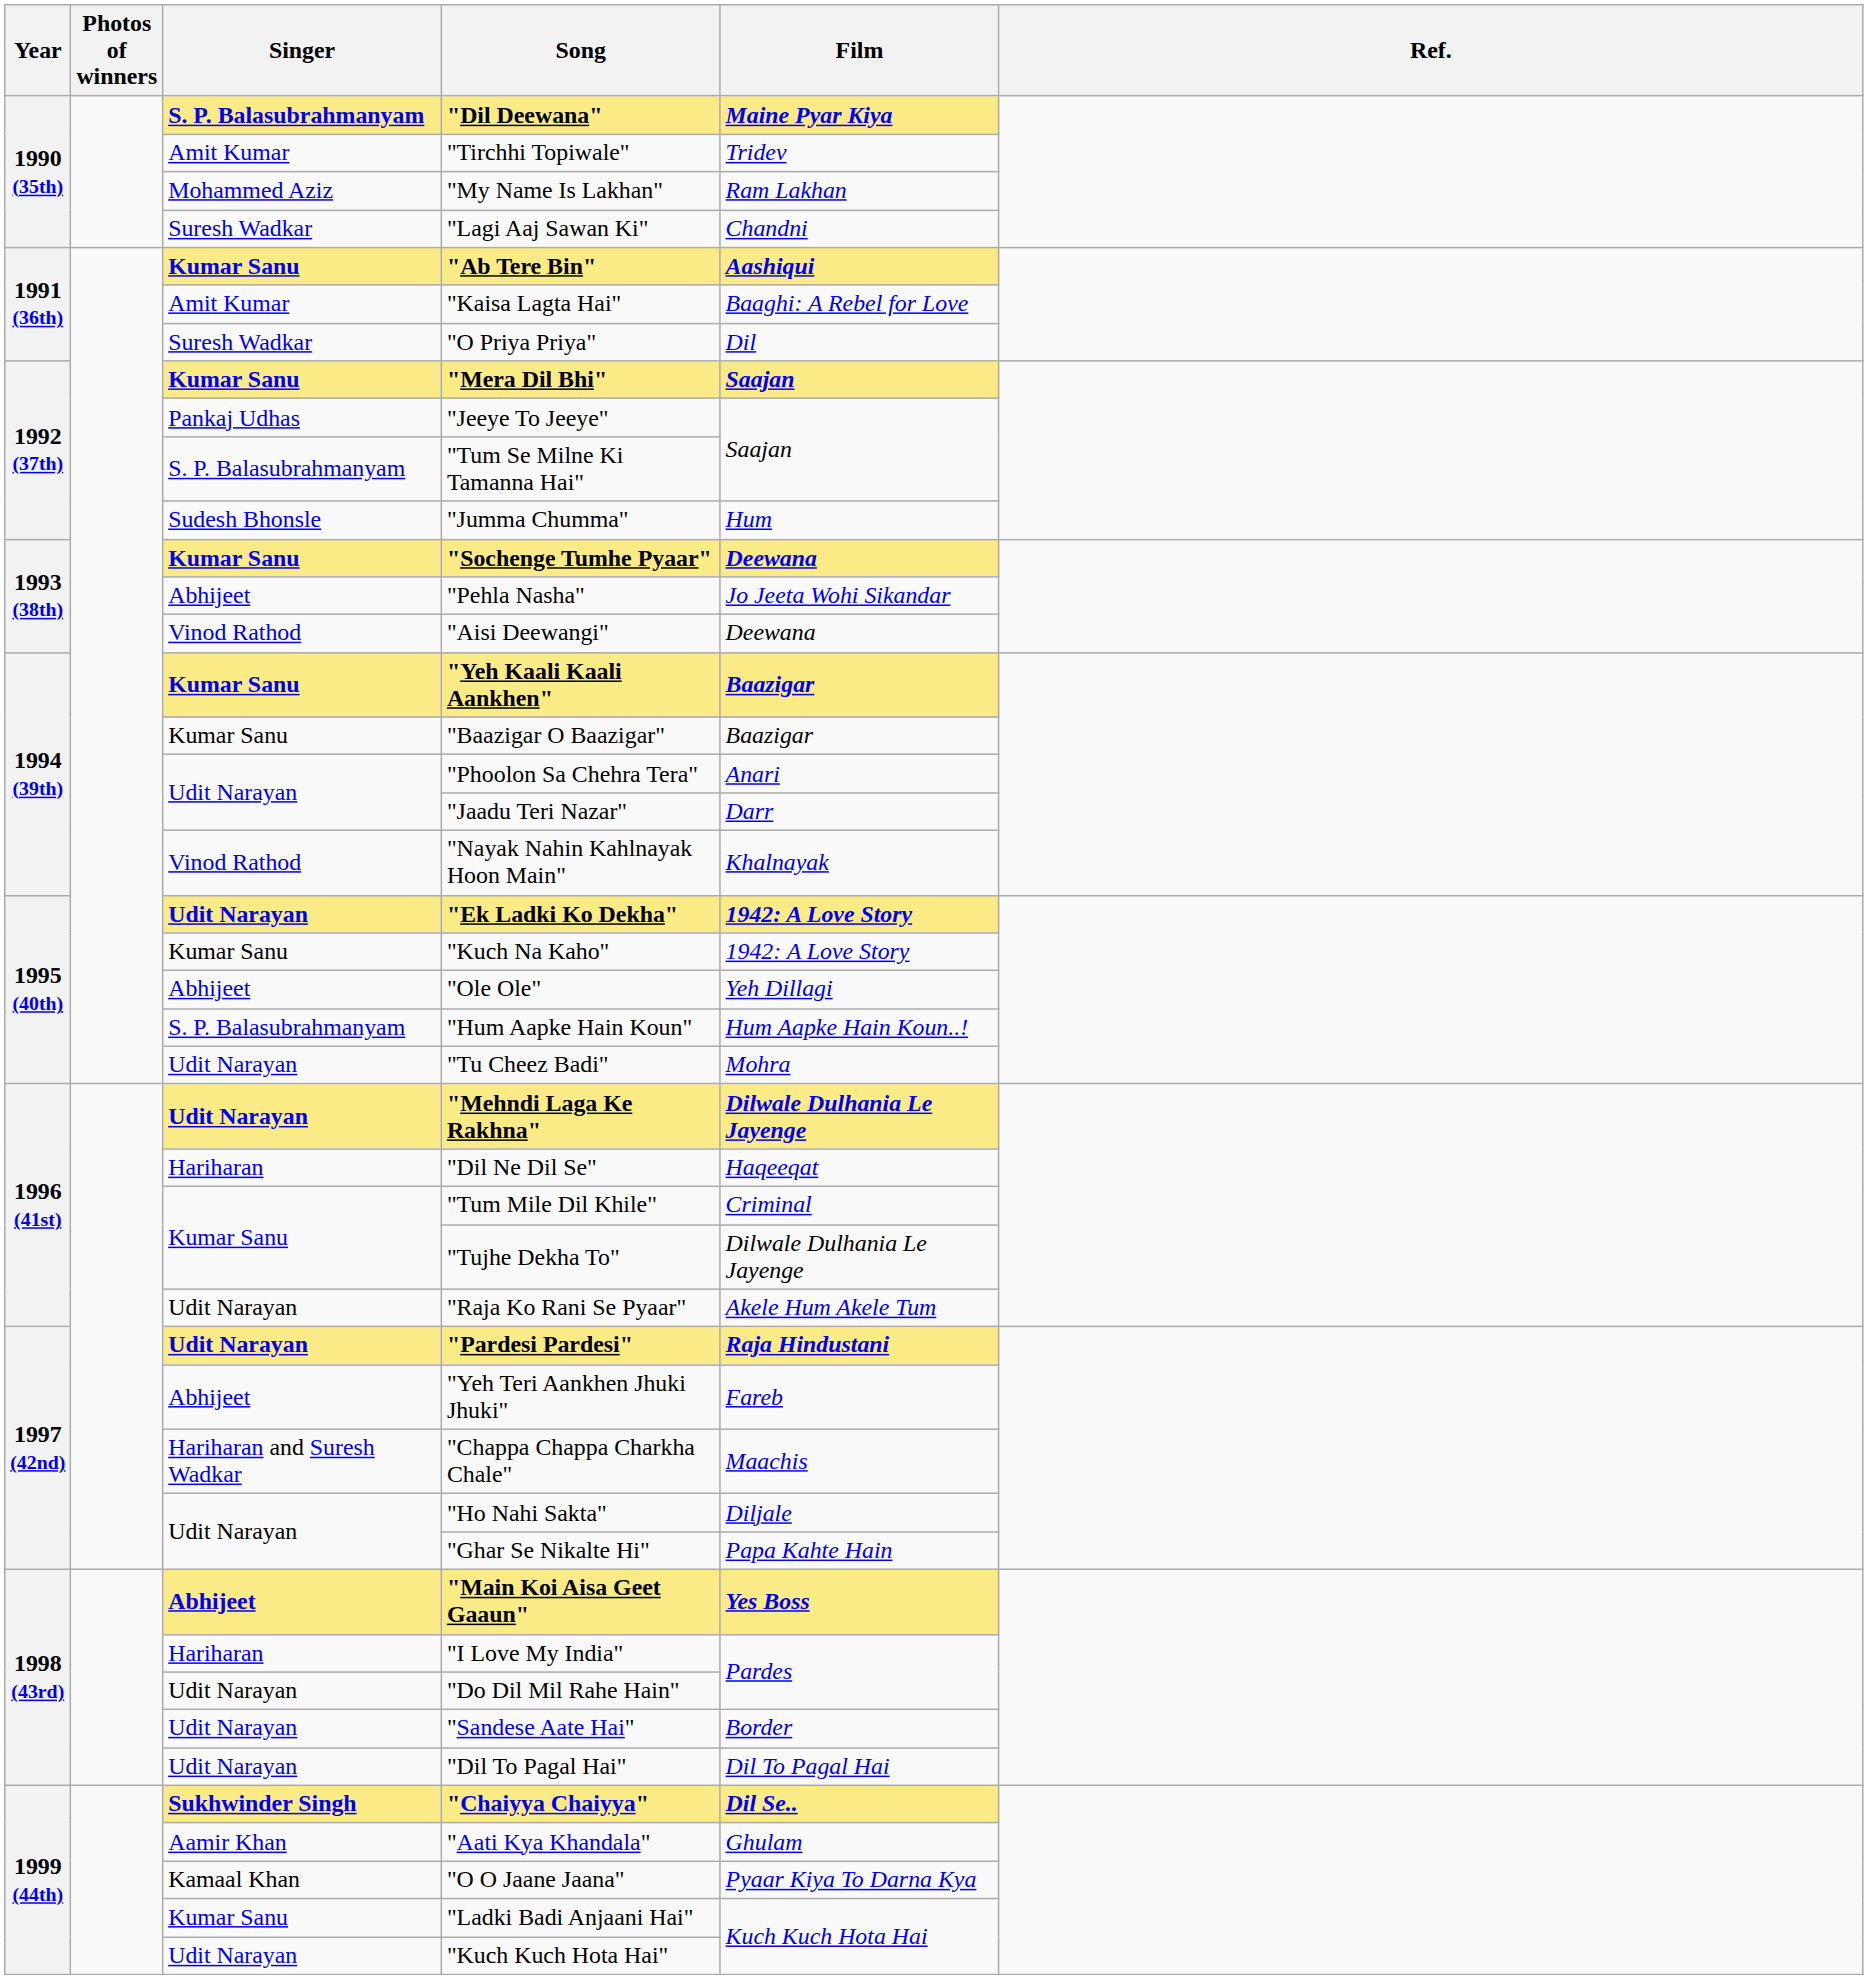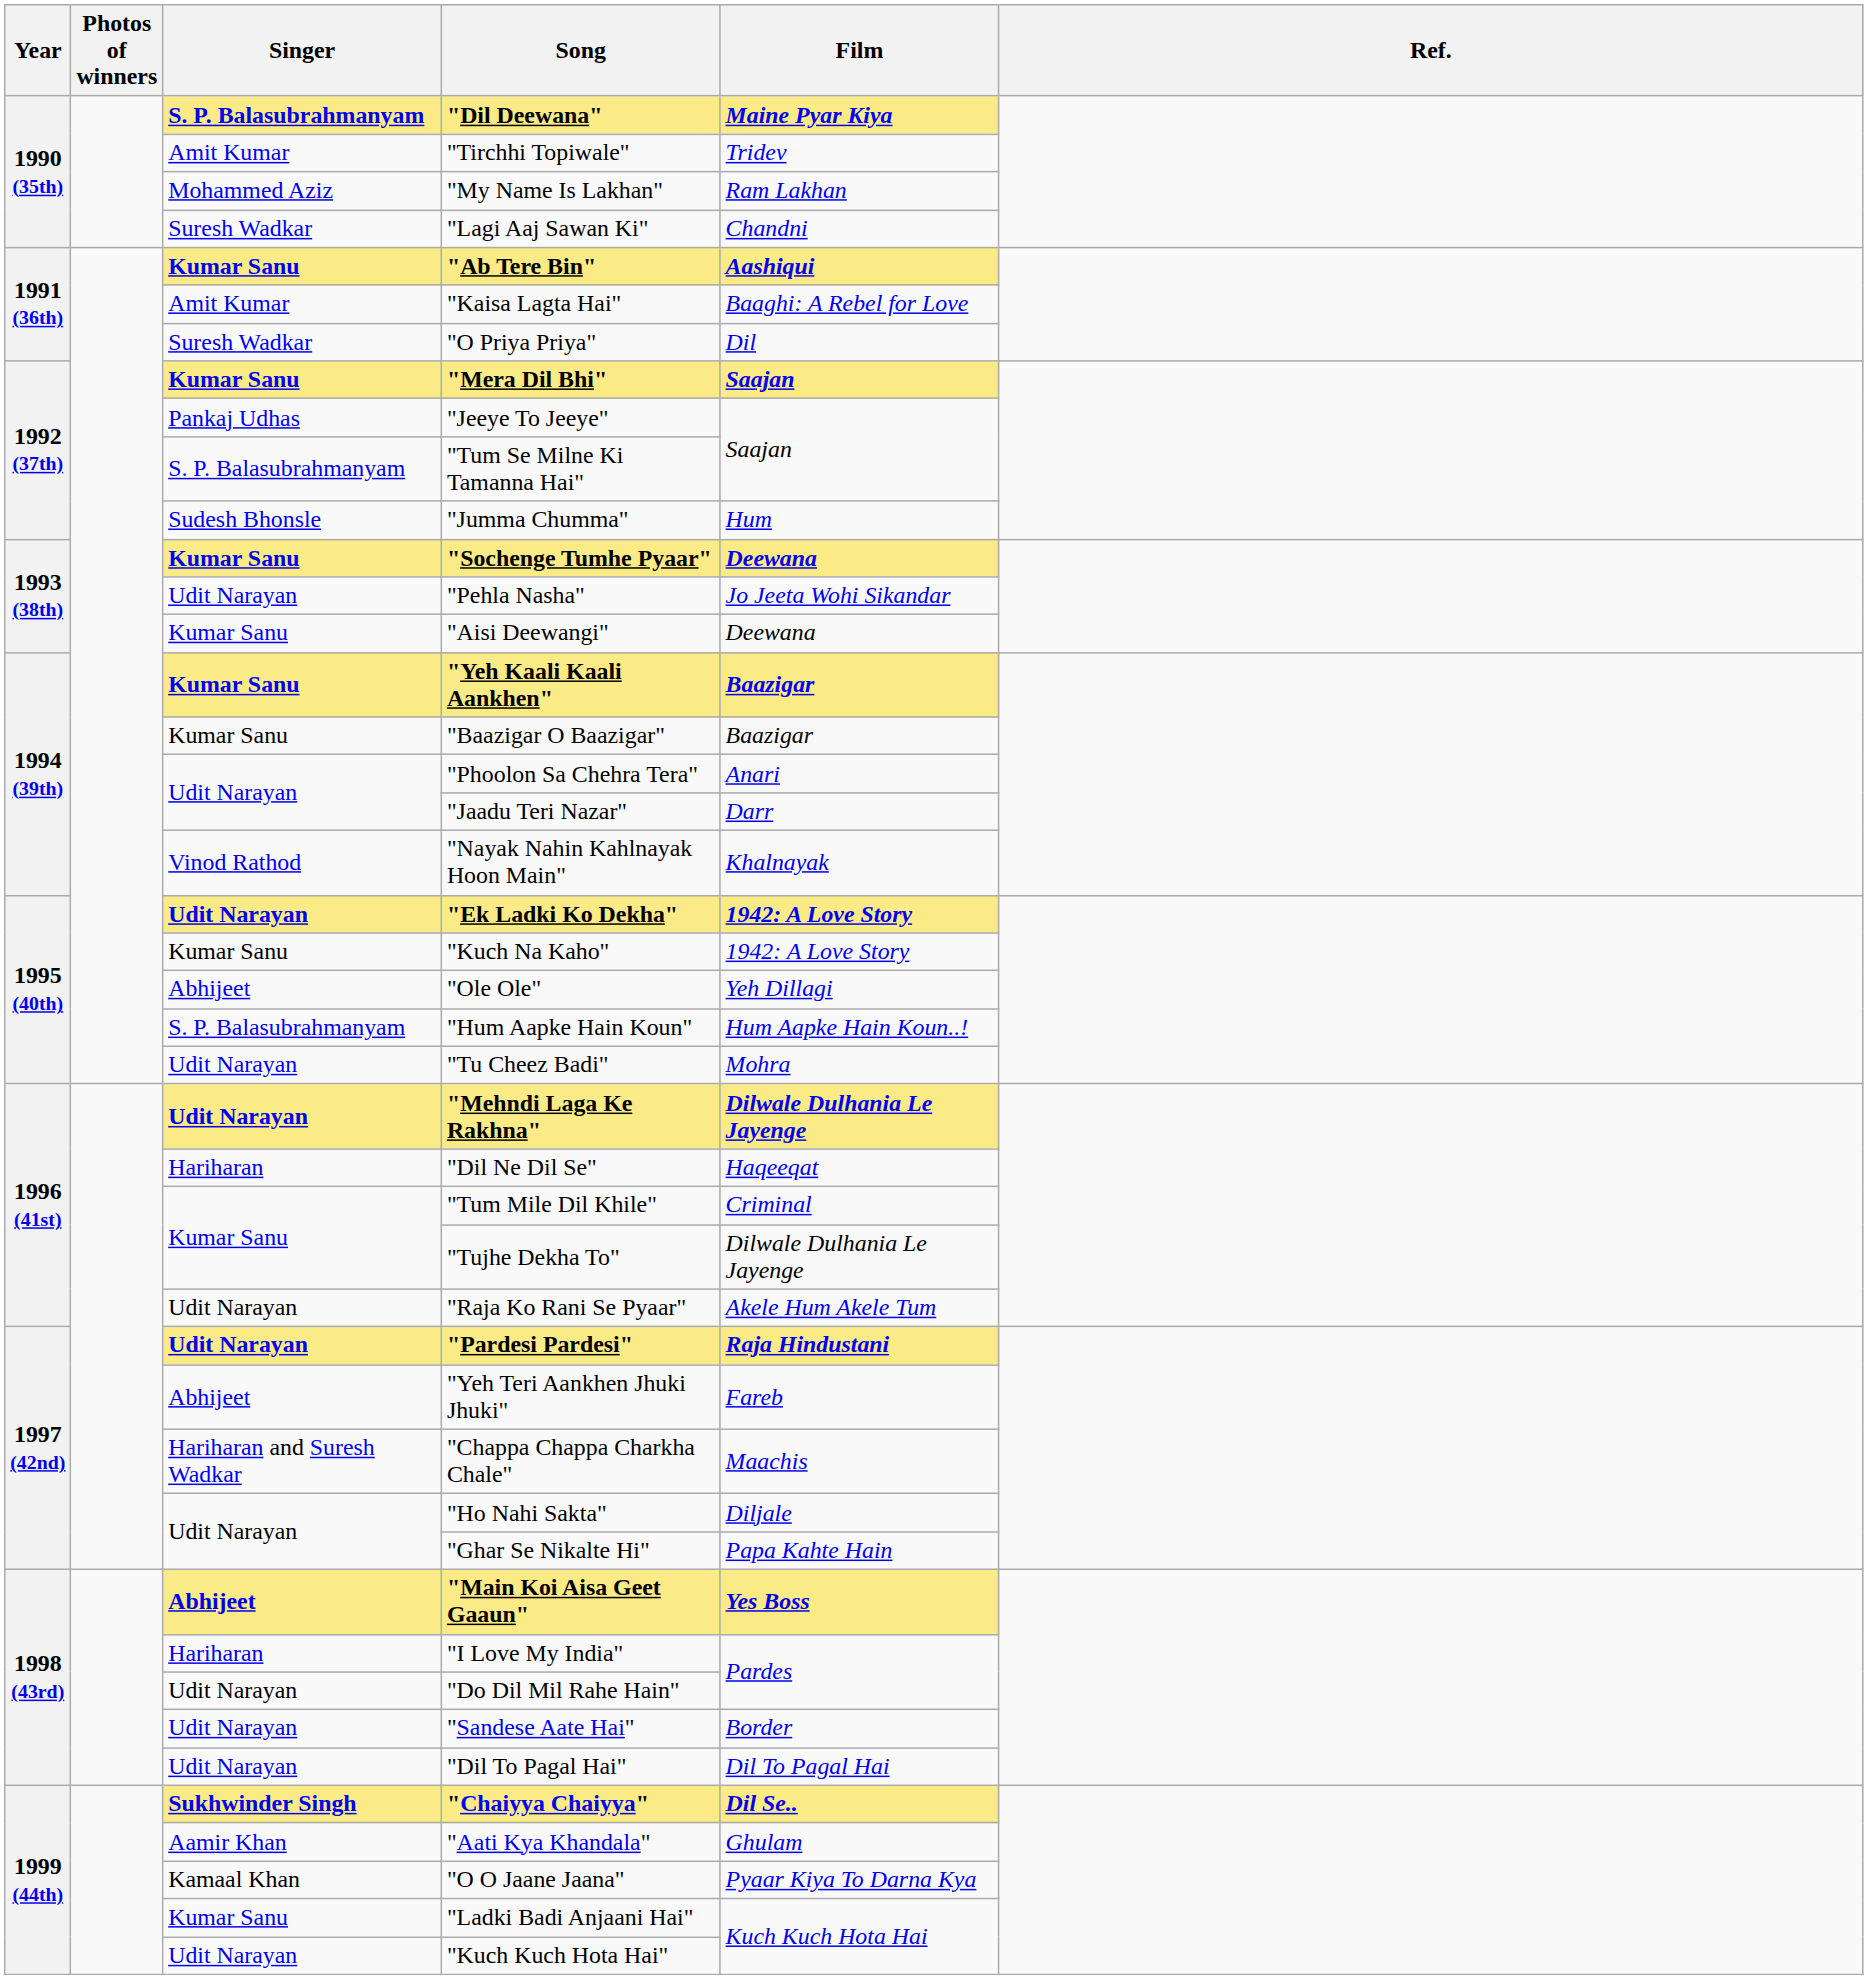(209, 595) Abhijeet -> (233, 595) Udit Narayan
(235, 633) Vinod Rathod -> (228, 633) Kumar Sanu
